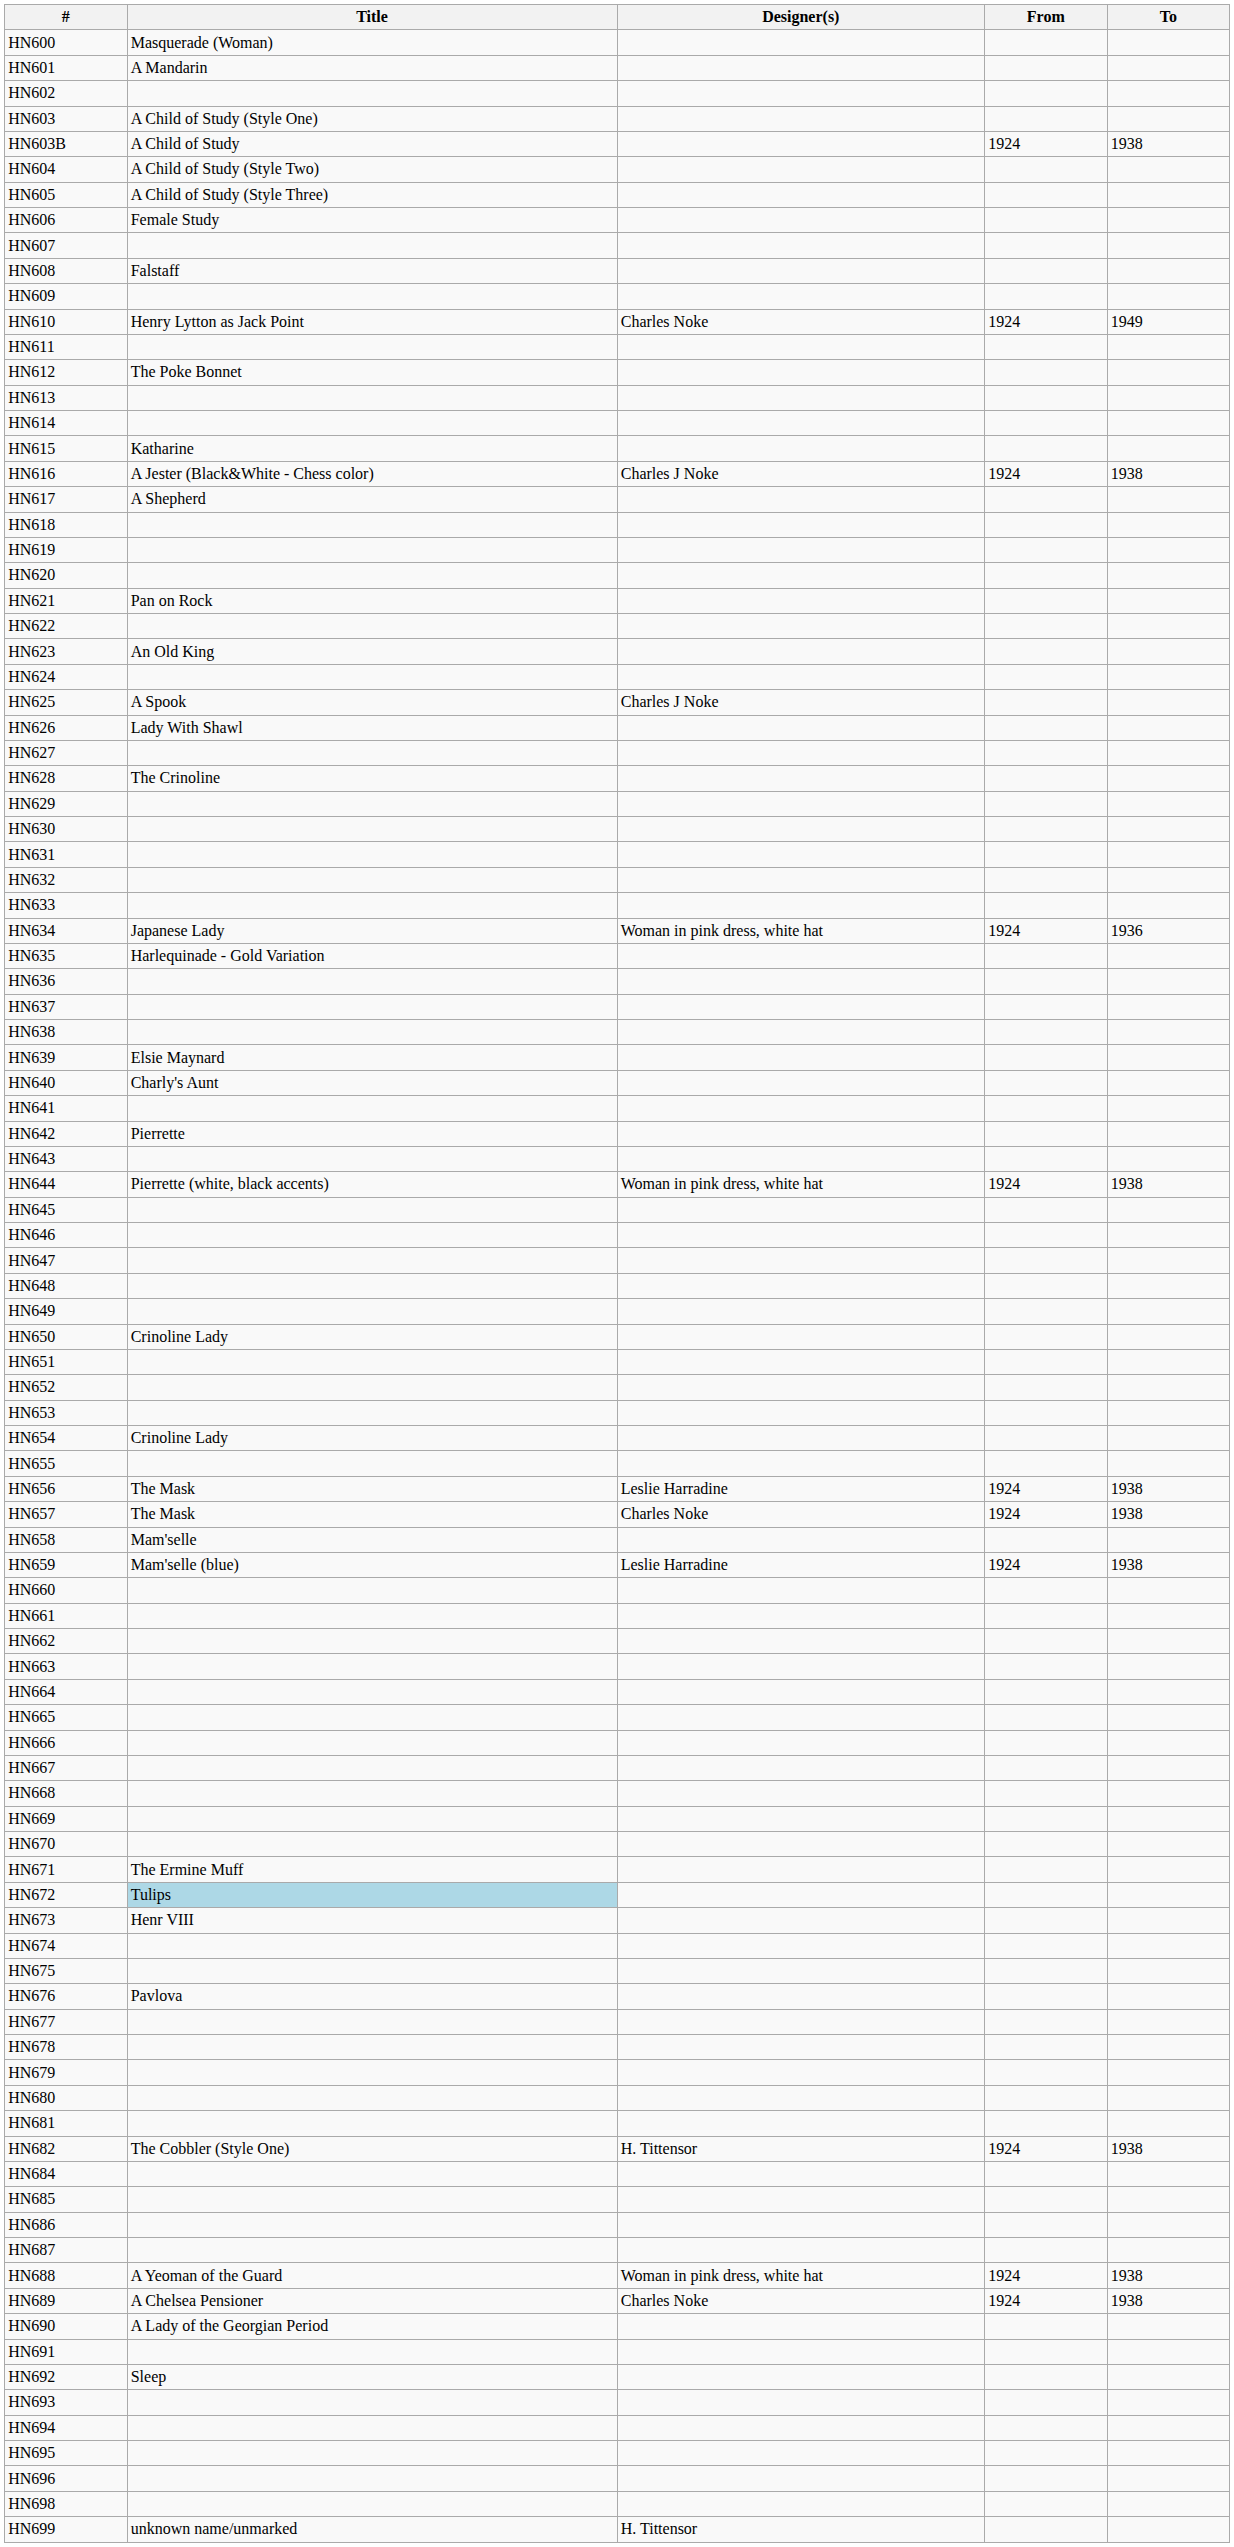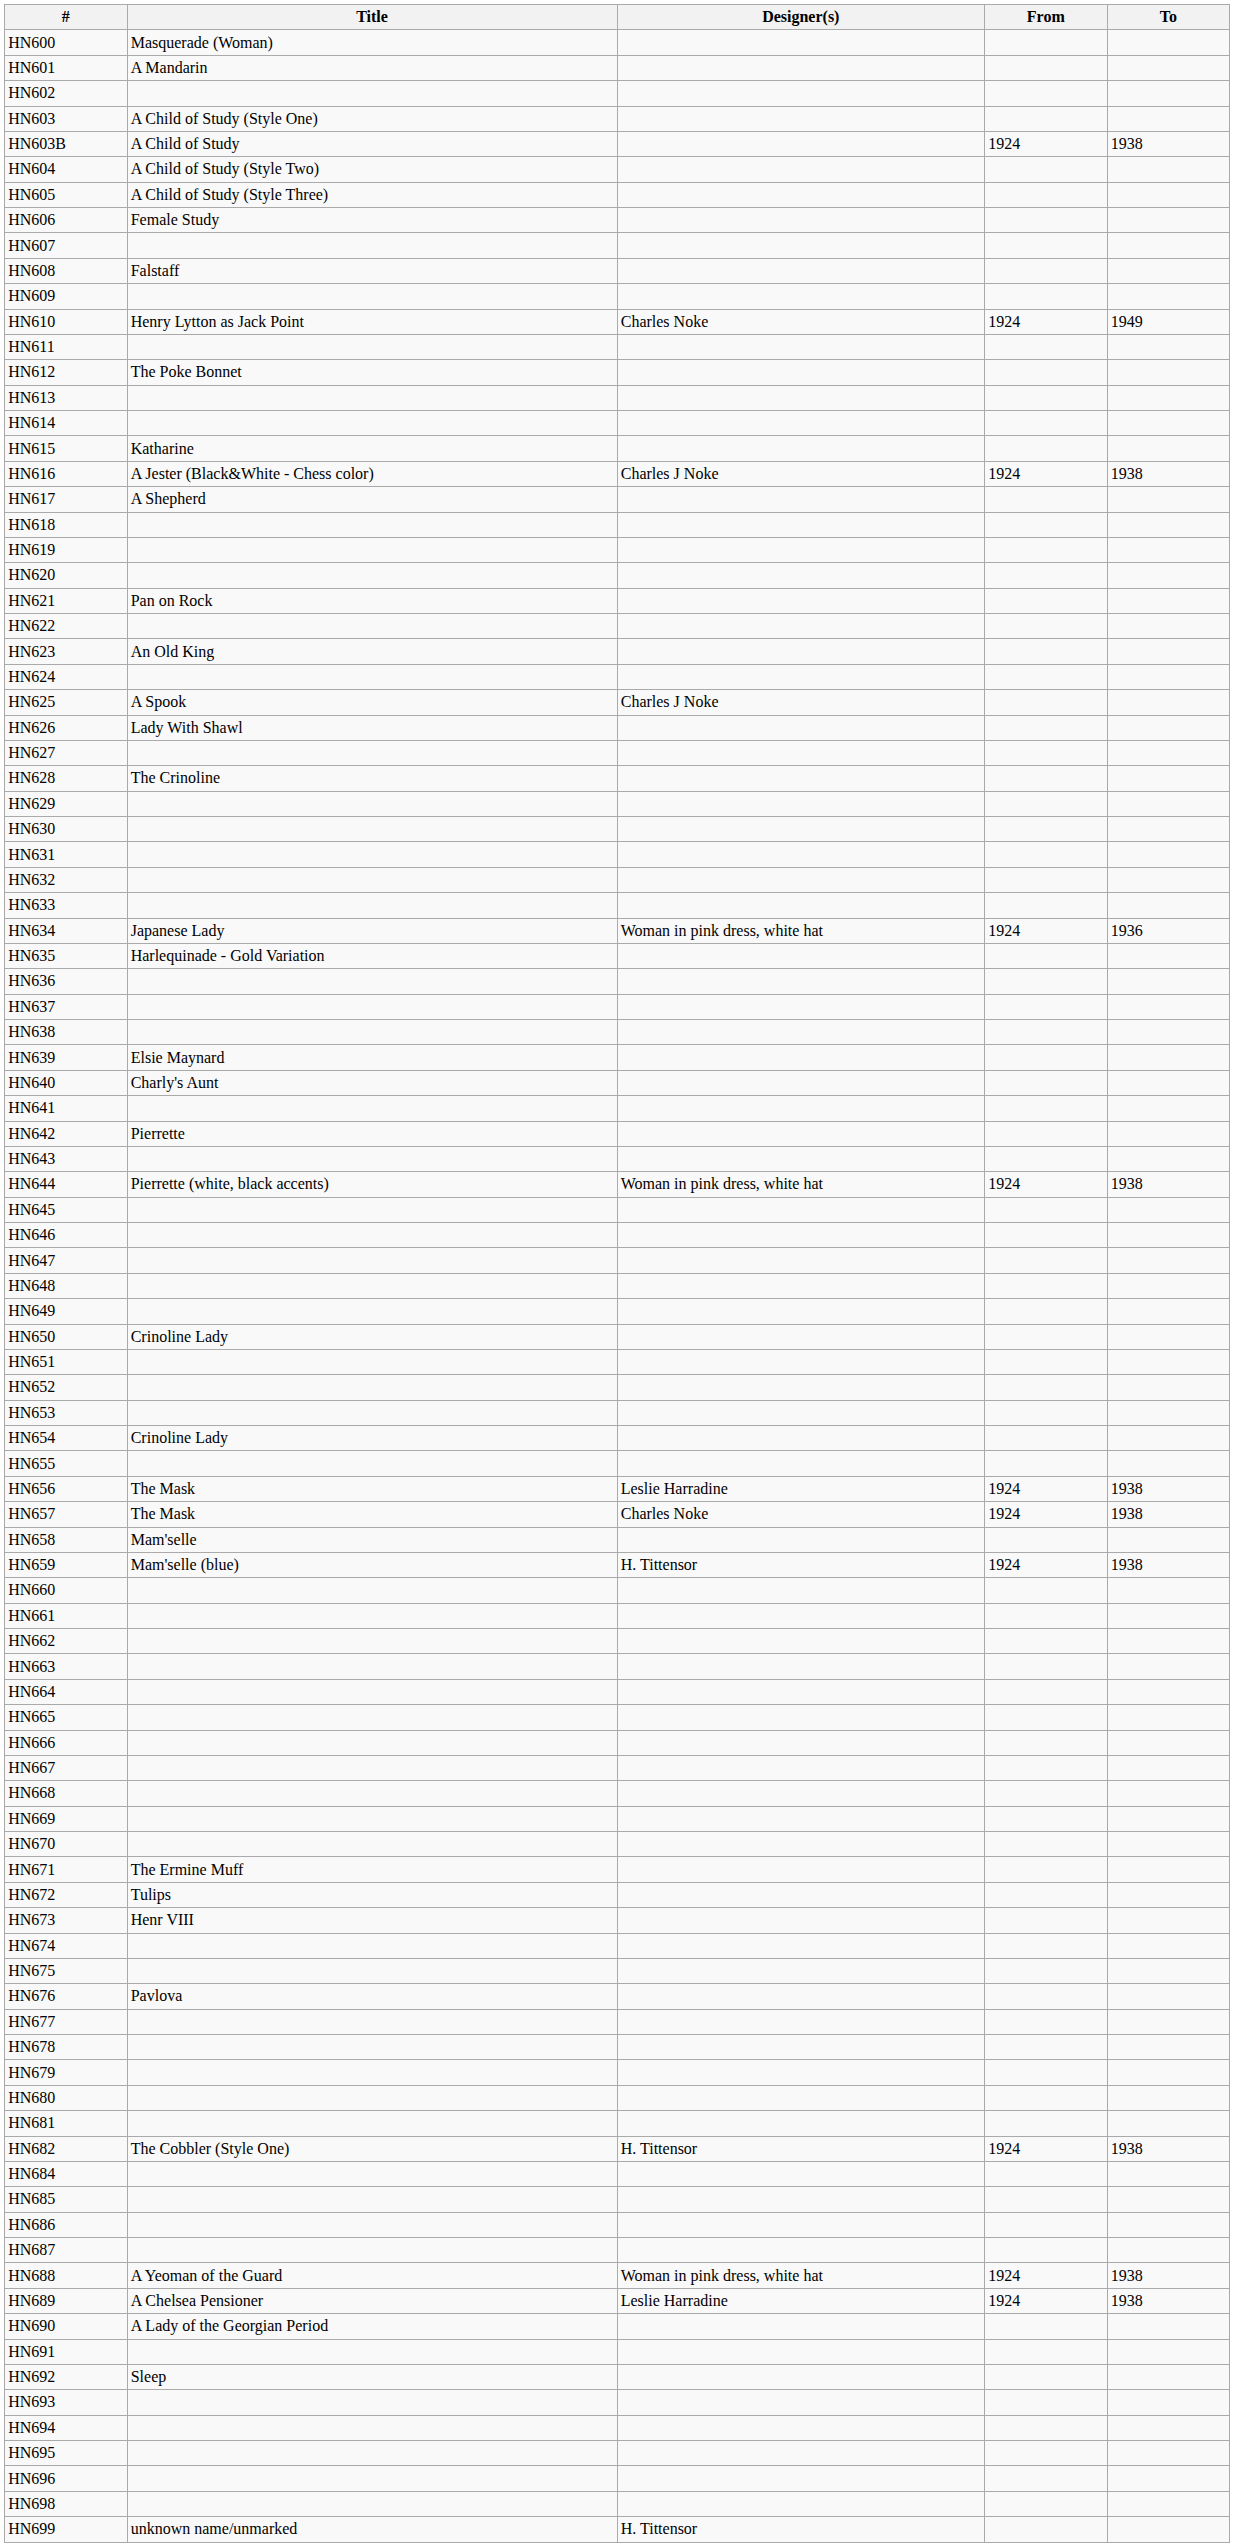(674, 1565) Leslie Harradine -> (659, 1565) H. Tittensor
(151, 1894) lightblue background -> (151, 1894) no background
(664, 2300) Charles Noke -> (674, 2300) Leslie Harradine
